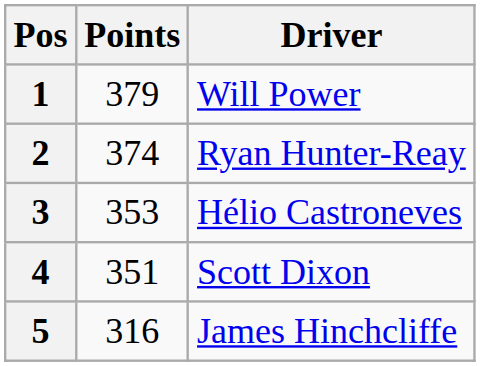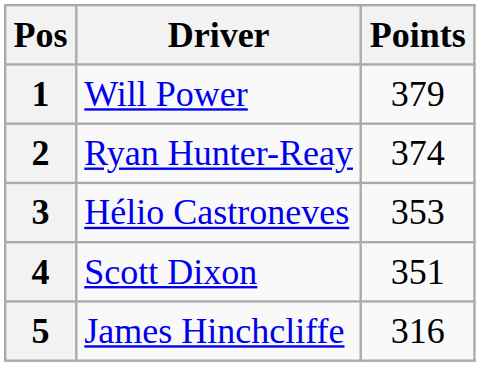columns swapped: (331, 34) <-> (132, 34)
